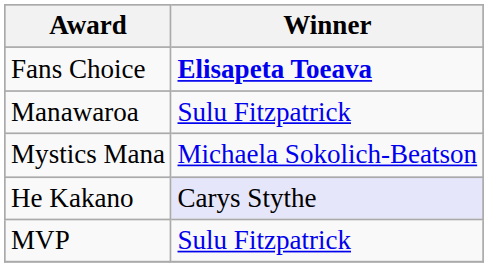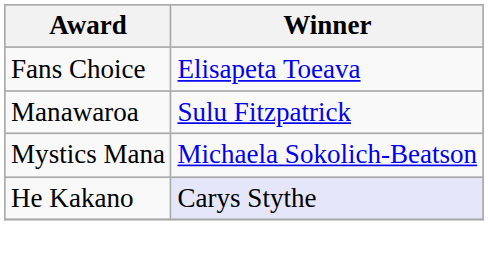(275, 68) bold -> (269, 68) normal
- row: (40, 240)
